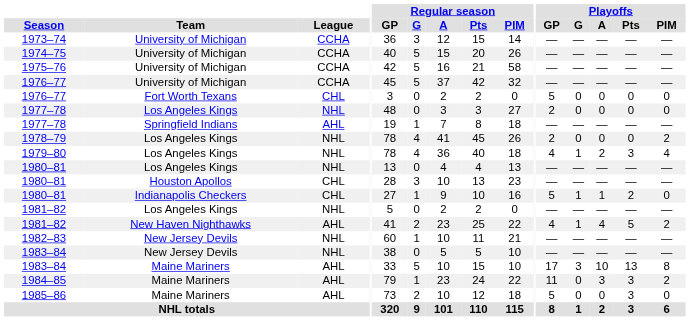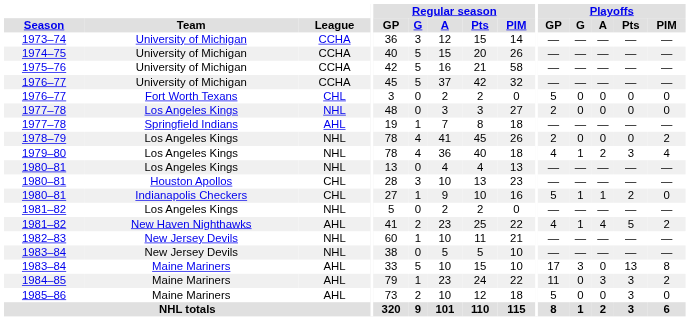(602, 266) 10 -> (603, 266) 0
